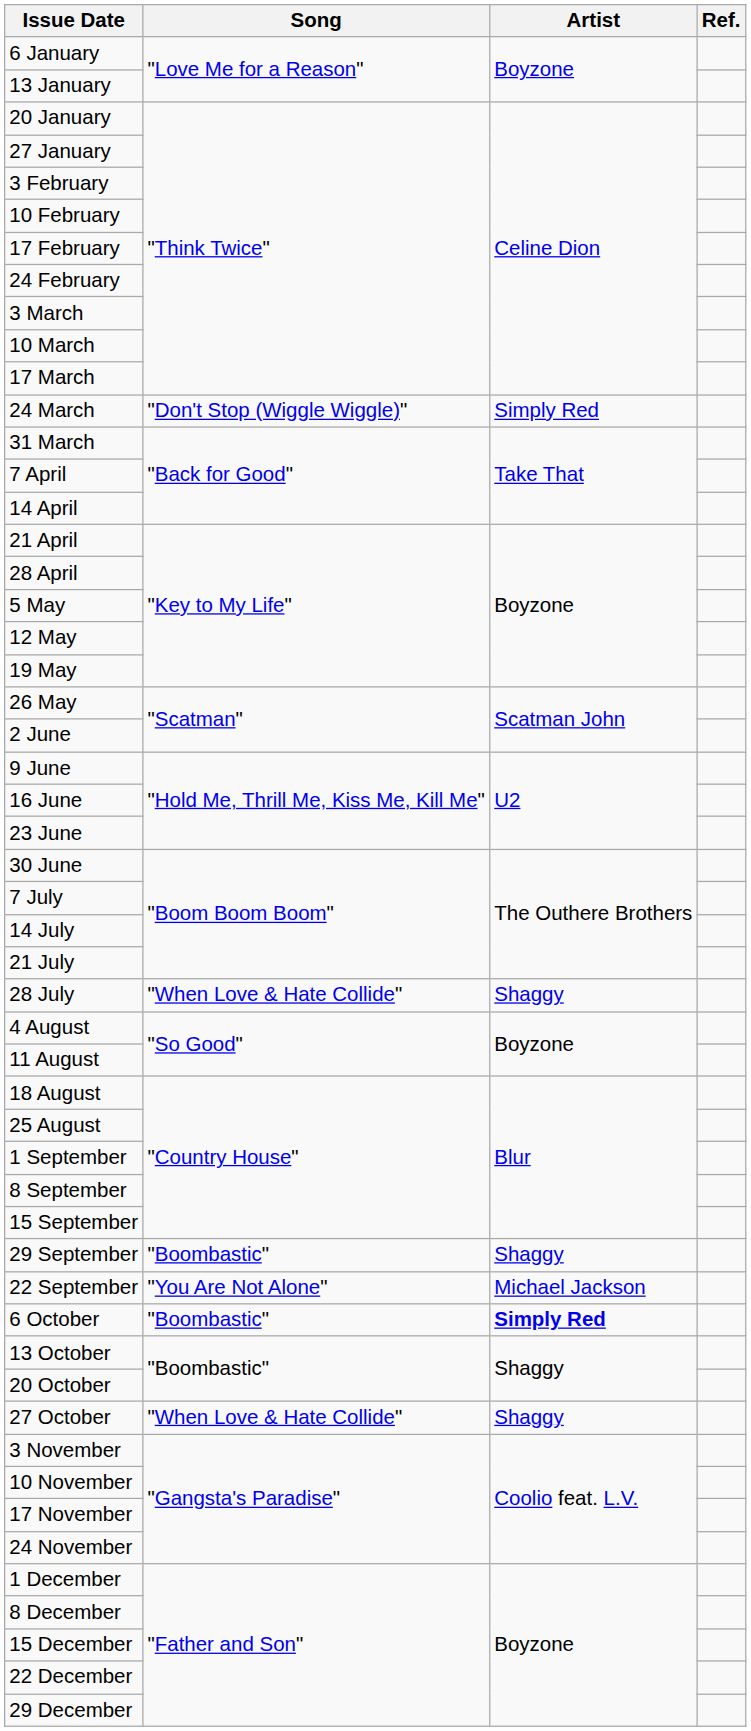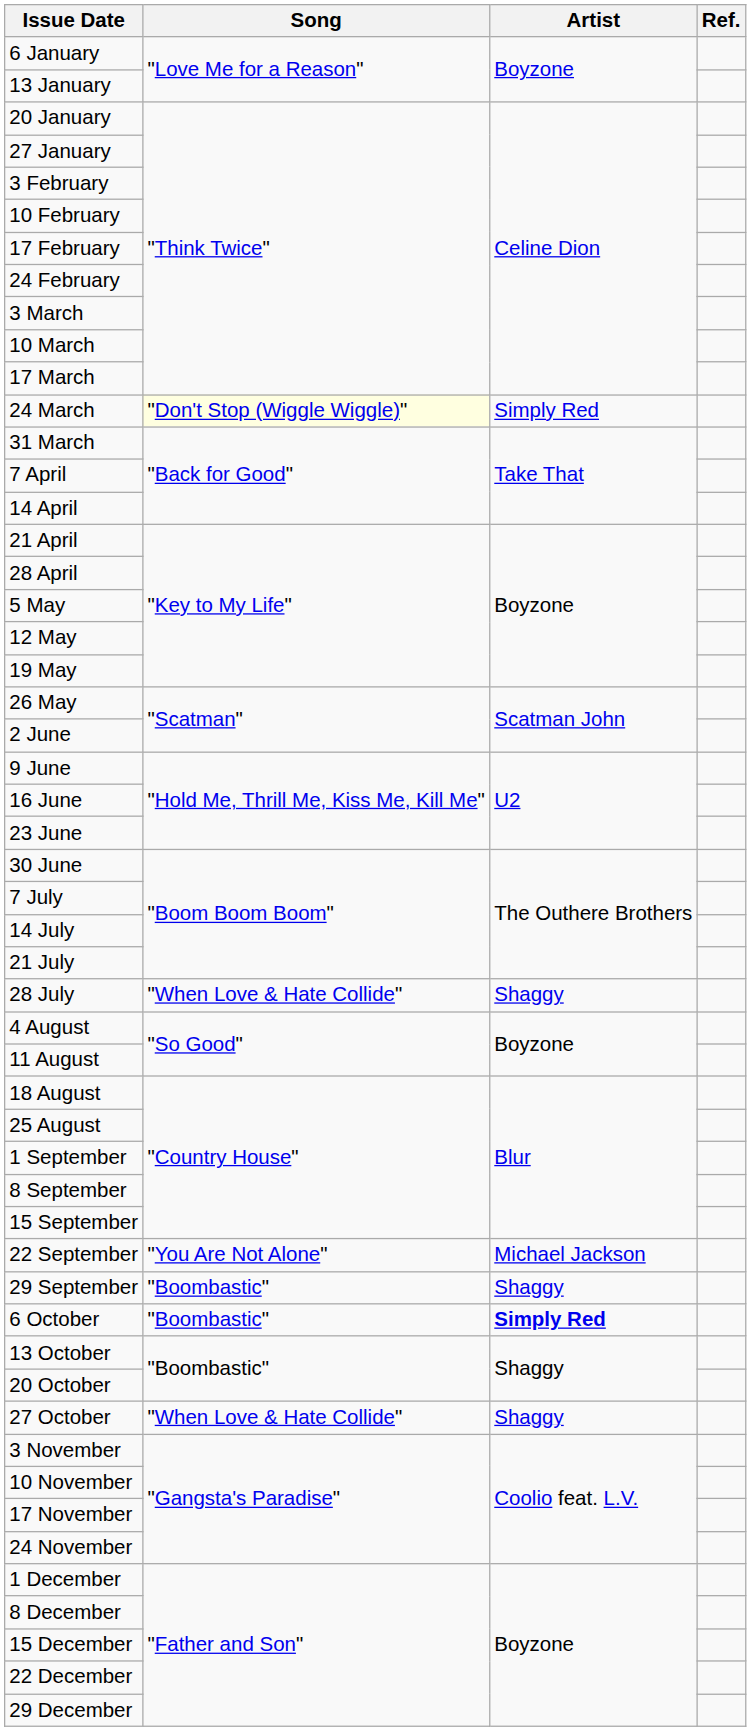(277, 410) no background -> (277, 410) lightyellow background
rows swapped: (74, 1287) <-> (74, 1254)
